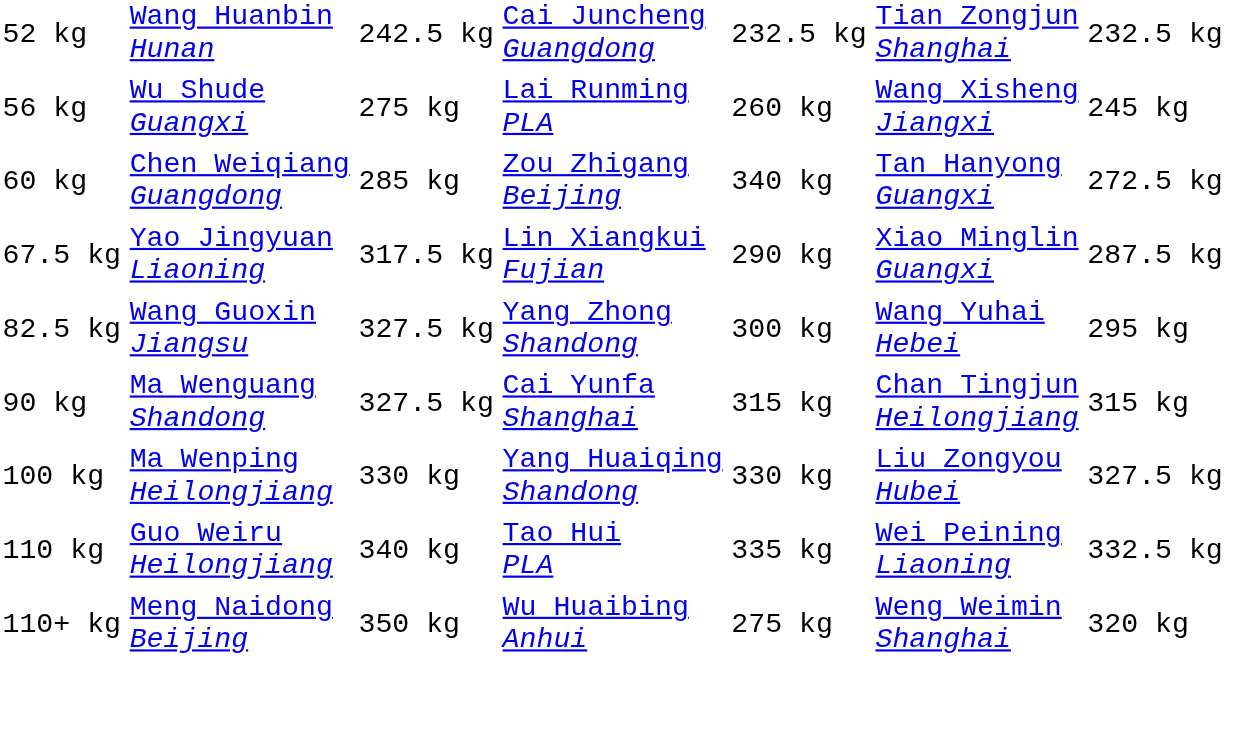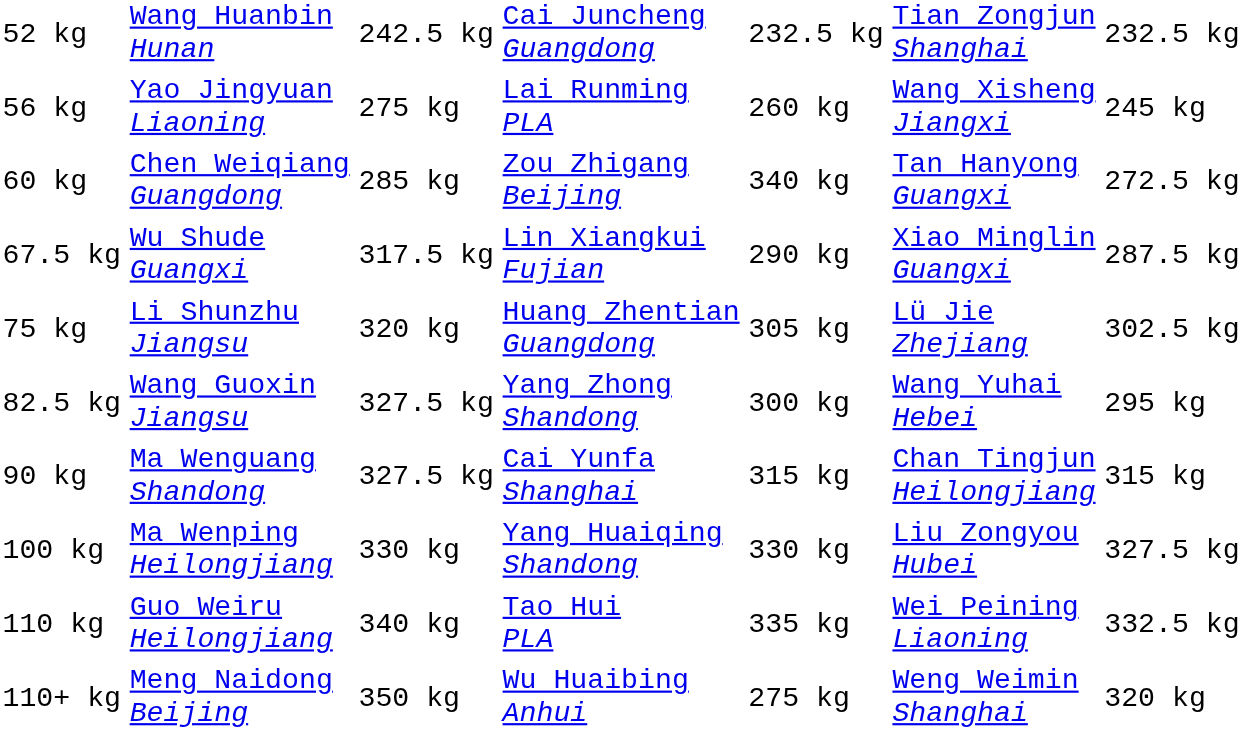(197, 107) Wu Shude Guangxi -> (231, 107) Yao Jingyuan Liaoning
(231, 254) Yao Jingyuan Liaoning -> (197, 254) Wu Shude Guangxi
+ row: (45, 328)
